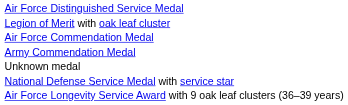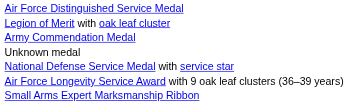- row: (79, 38)
+ row: (102, 96)
